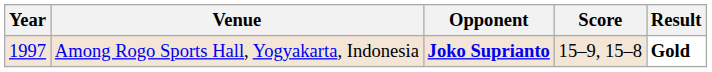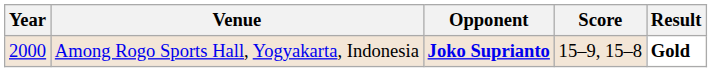(28, 50) 1997 -> (28, 50) 2000
